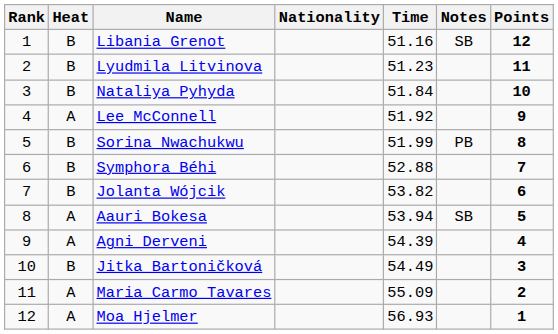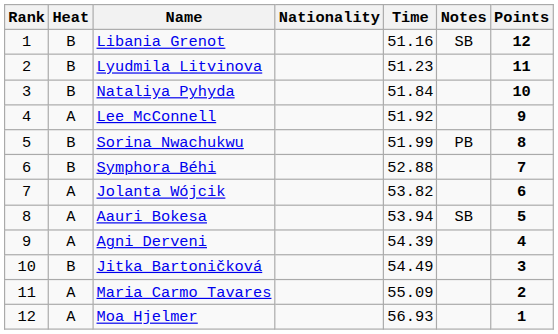(71, 192) B -> (71, 192) A
